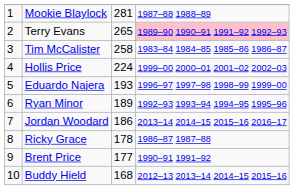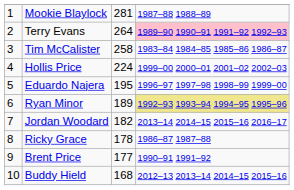(123, 31) 265 -> (123, 31) 264
(123, 85) 193 -> (123, 85) 195
(212, 103) no background -> (212, 103) khaki background
(123, 121) 186 -> (123, 121) 182
